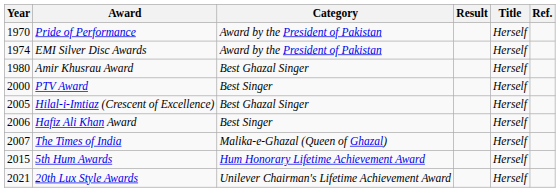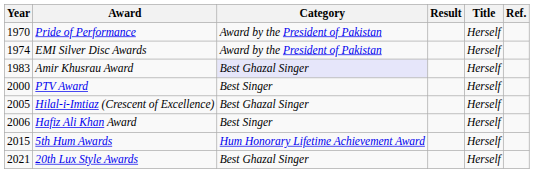(19, 68) 1980 -> (19, 68) 1983
(264, 68) no background -> (264, 68) lavender background
- row: (78, 141)
(335, 178) Unilever Chairman's Lifetime Achievement Award -> (264, 159) Best Ghazal Singer
